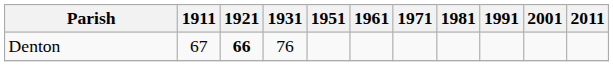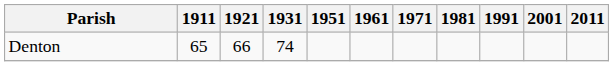(199, 46) 67 -> (199, 46) 65
(242, 46) bold -> (242, 46) normal
(285, 46) 76 -> (285, 46) 74
